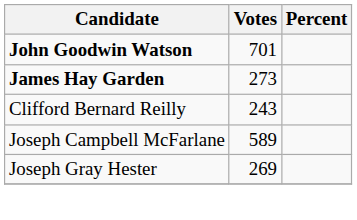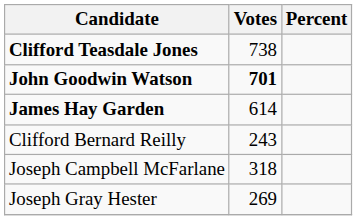+ row: (103, 49)
(263, 49) normal -> (263, 79) bold
(263, 79) 273 -> (263, 109) 614
(263, 139) 589 -> (263, 169) 318
